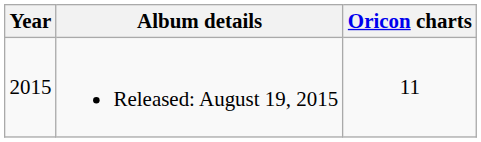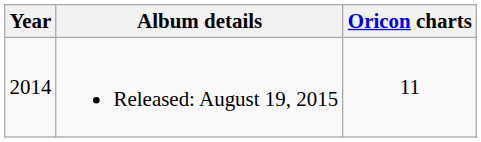(30, 87) 2015 -> (30, 87) 2014
